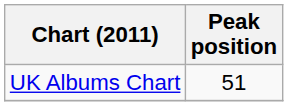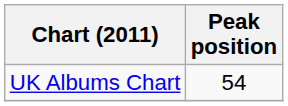(234, 82) 51 -> (234, 82) 54
